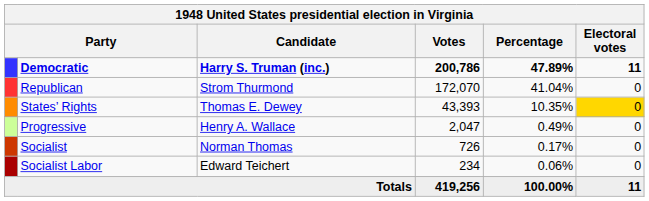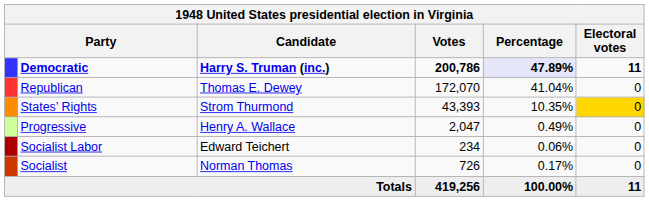(552, 68) no background -> (552, 68) lavender background
(247, 88) Strom Thurmond -> (251, 88) Thomas E. Dewey
(251, 107) Thomas E. Dewey -> (247, 107) Strom Thurmond
rows swapped: (44, 147) <-> (61, 167)
